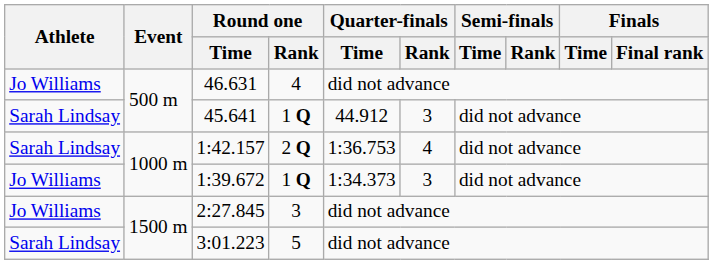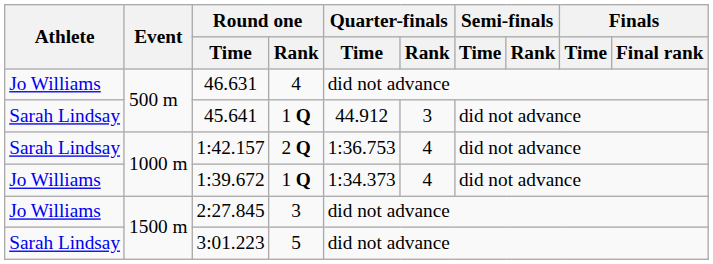(427, 179) 3 -> (427, 179) 4
